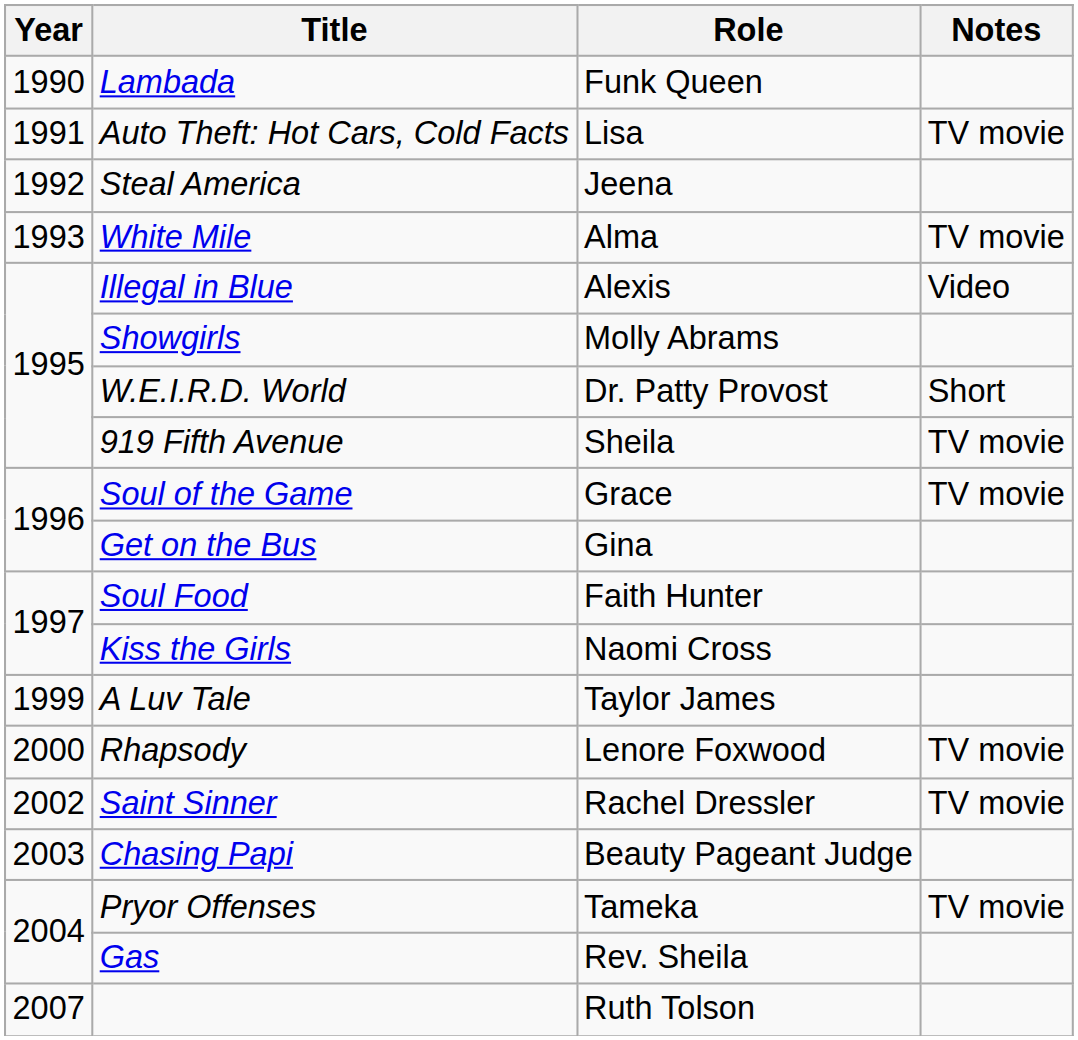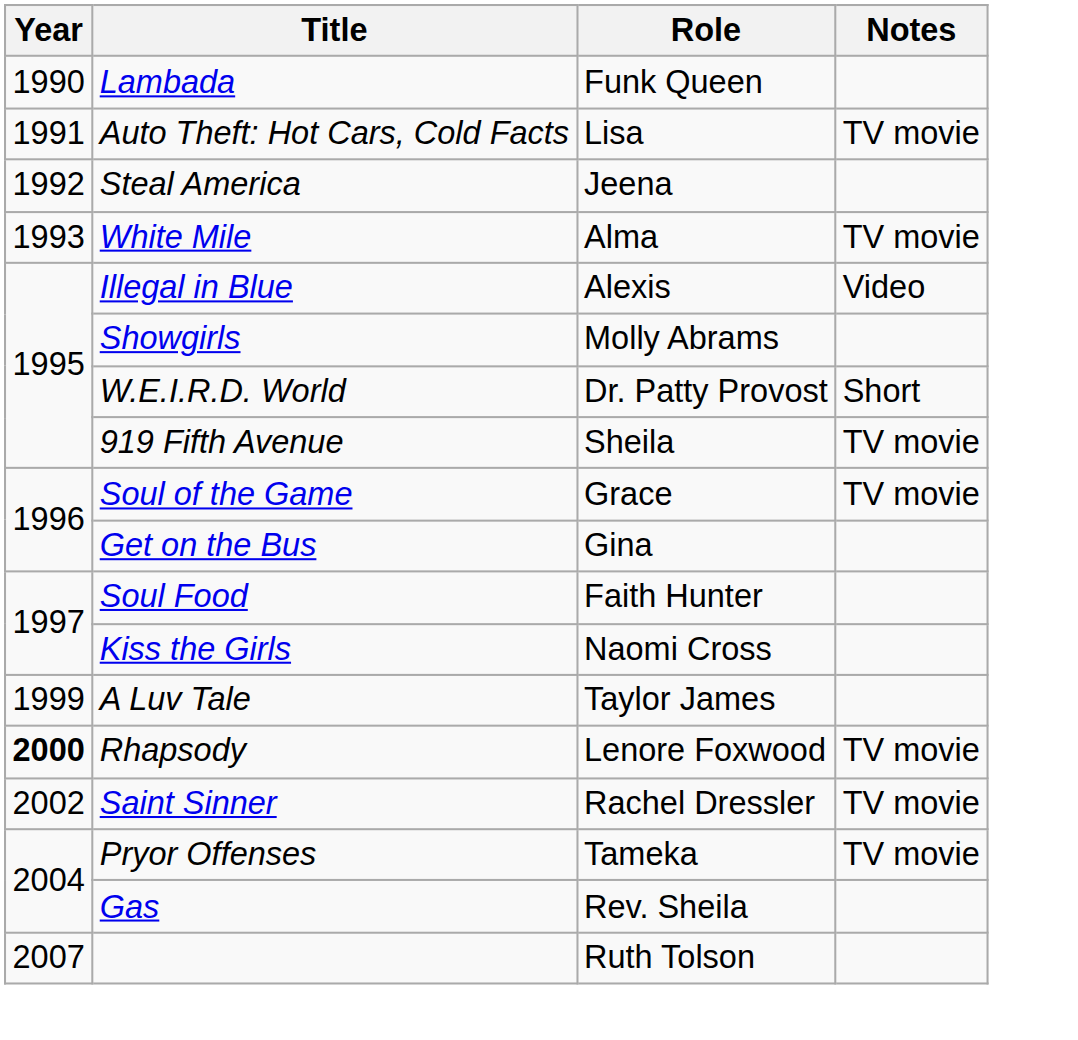(49, 751) normal -> (49, 751) bold
- row: (196, 854)
